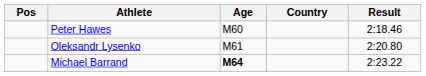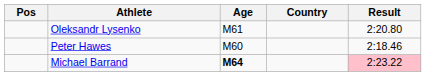rows swapped: (81, 29) <-> (96, 46)
(384, 63) no background -> (384, 63) pink background
